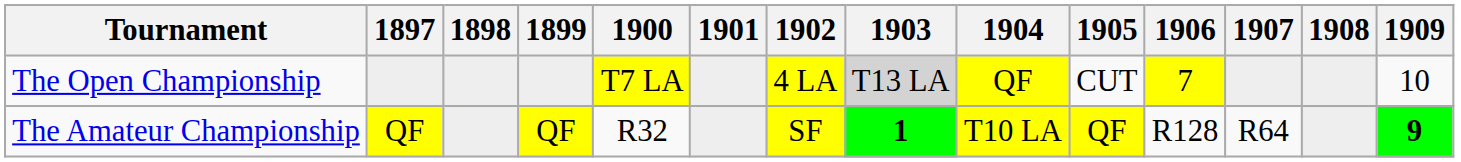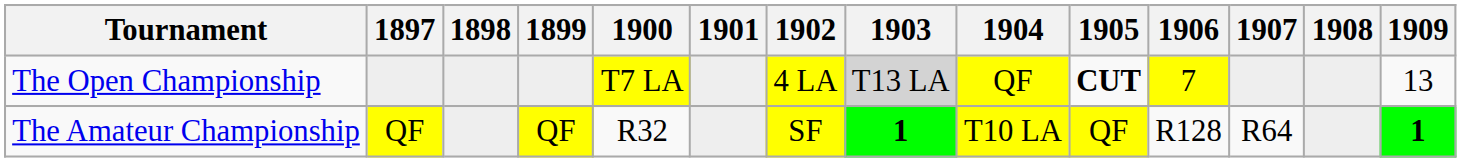(1107, 80) normal -> (1109, 80) bold
(1415, 80) 10 -> (1418, 80) 13
(1415, 131) 9 -> (1418, 131) 1
